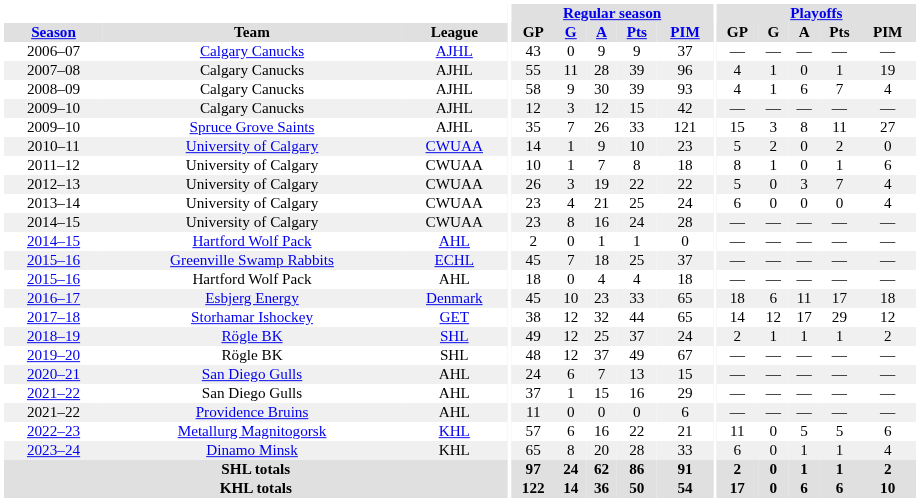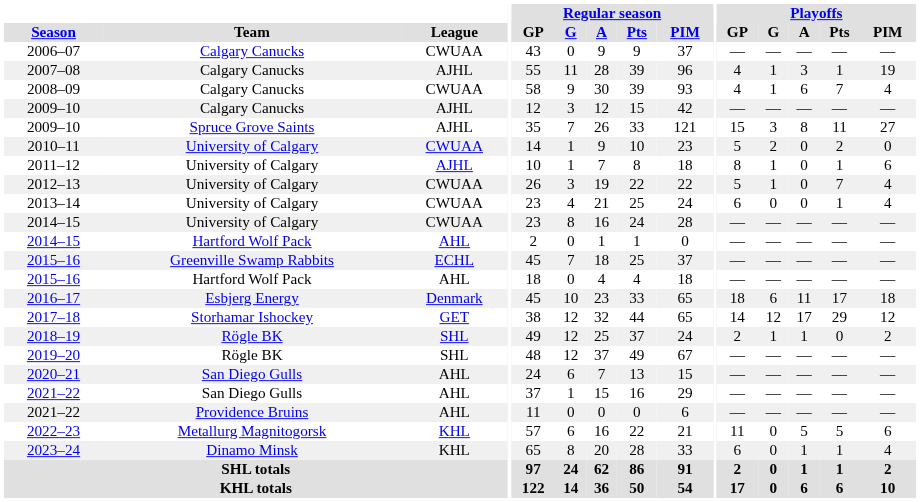(454, 51) AJHL -> (454, 51) CWUAA
(804, 70) 0 -> (804, 70) 3
(454, 89) AJHL -> (454, 89) CWUAA
(454, 165) CWUAA -> (454, 165) AJHL
(773, 184) 0 -> (773, 184) 1
(804, 184) 3 -> (804, 184) 0
(839, 203) 0 -> (839, 203) 1
(839, 336) 1 -> (839, 336) 0
